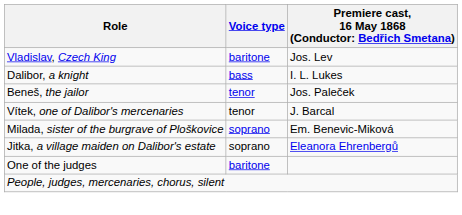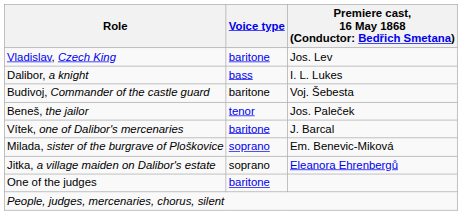+ row: (108, 93)
(242, 111) tenor -> (249, 129) baritone
